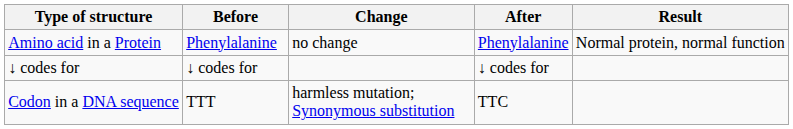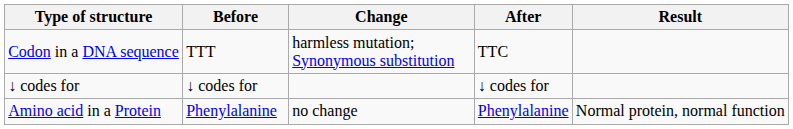rows swapped: (94, 102) <-> (85, 42)
